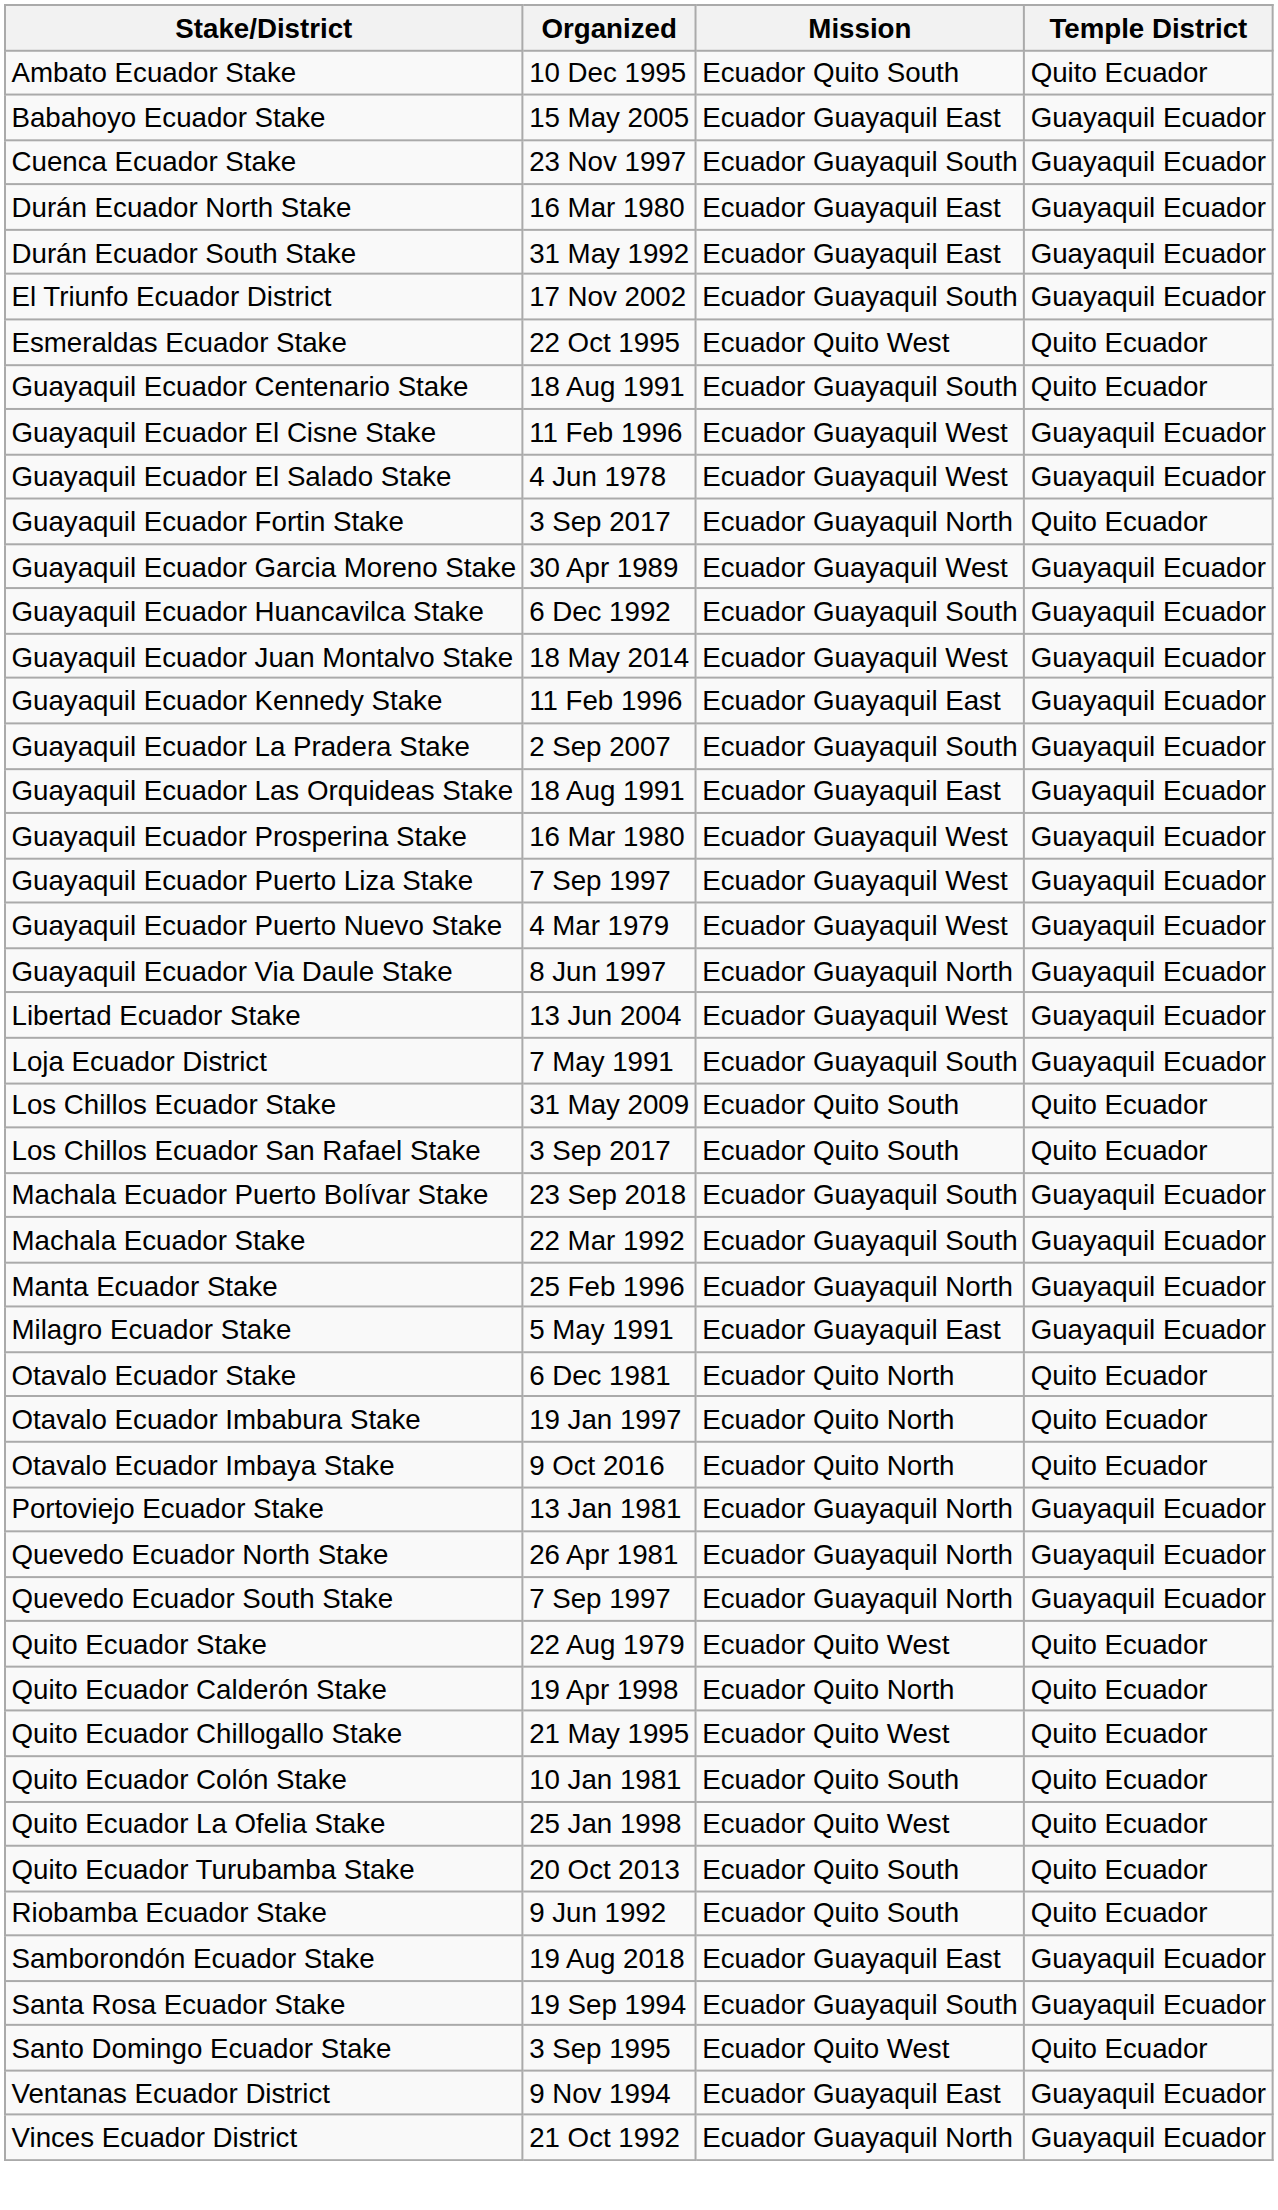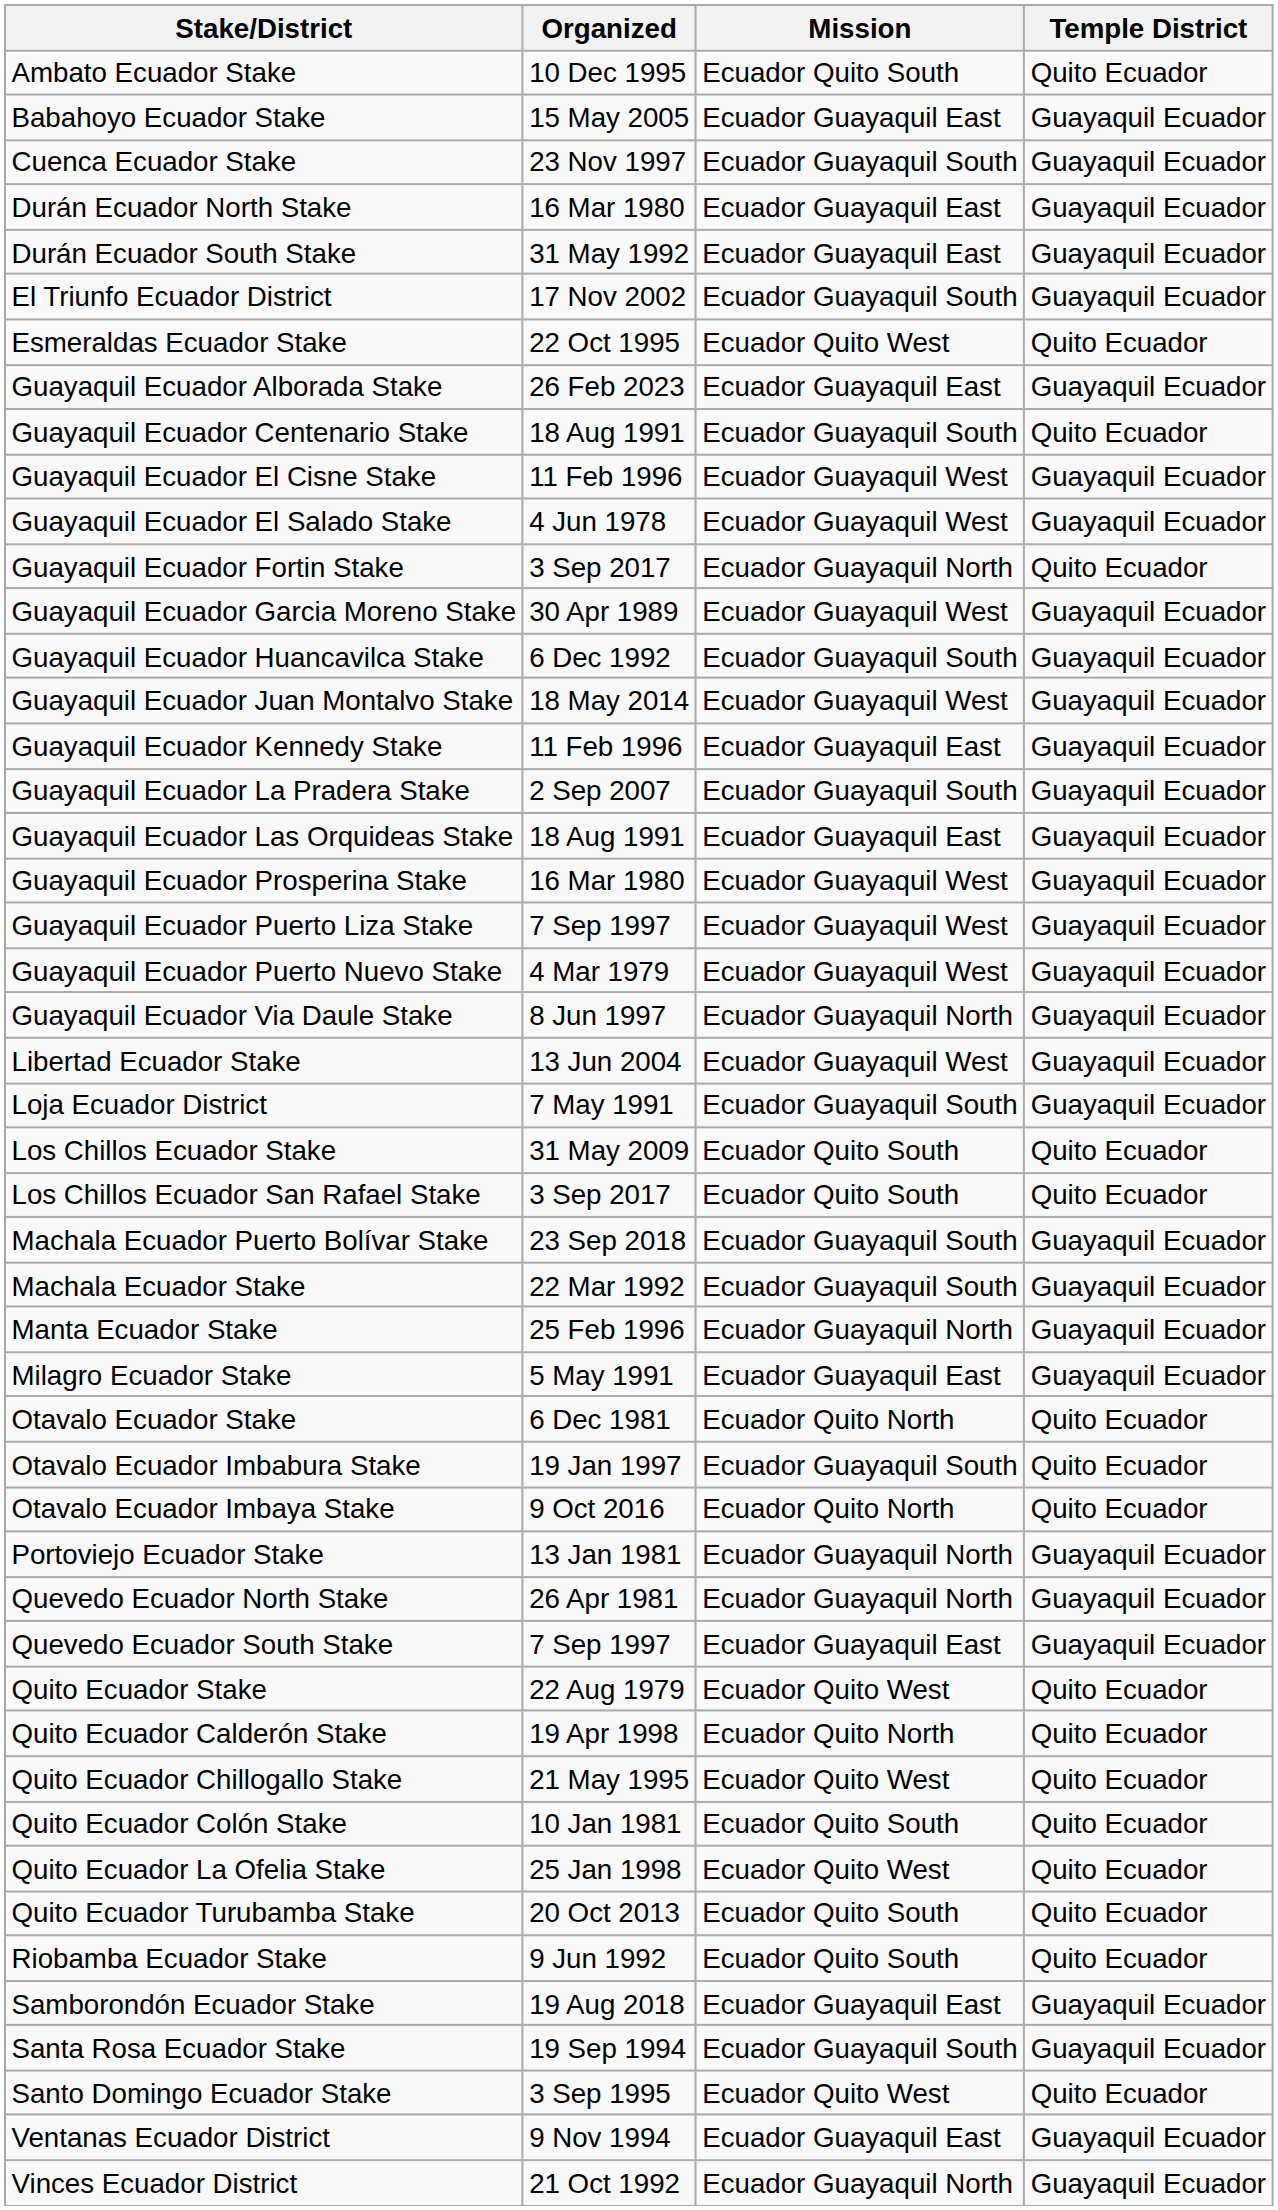+ row: (227, 387)
(828, 1419) Ecuador Quito North -> (860, 1464) Ecuador Guayaquil South
(858, 1599) Ecuador Guayaquil North -> (851, 1644) Ecuador Guayaquil East
